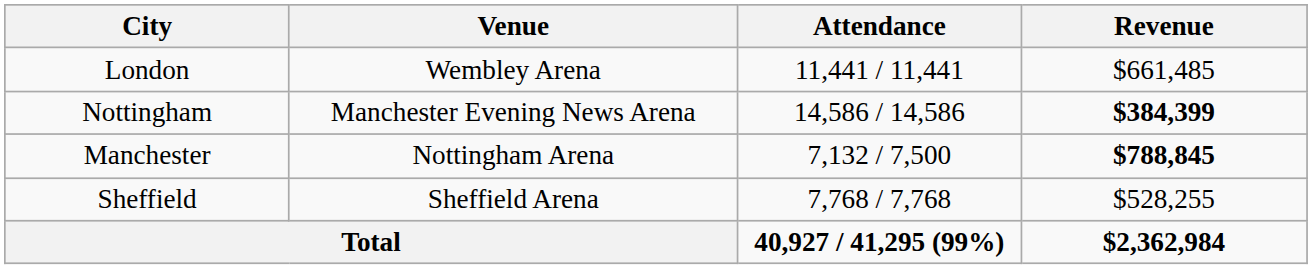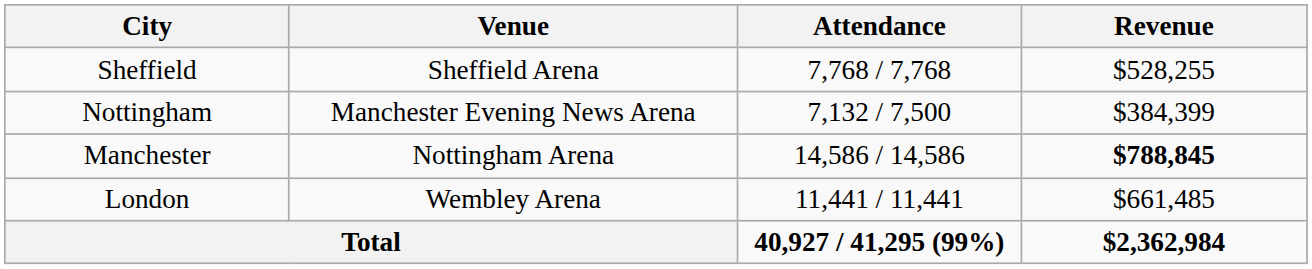rows swapped: (147, 69) <-> (147, 198)
(879, 112) 14,586 / 14,586 -> (879, 112) 7,132 / 7,500
(1164, 112) bold -> (1164, 112) normal
(879, 155) 7,132 / 7,500 -> (879, 155) 14,586 / 14,586
